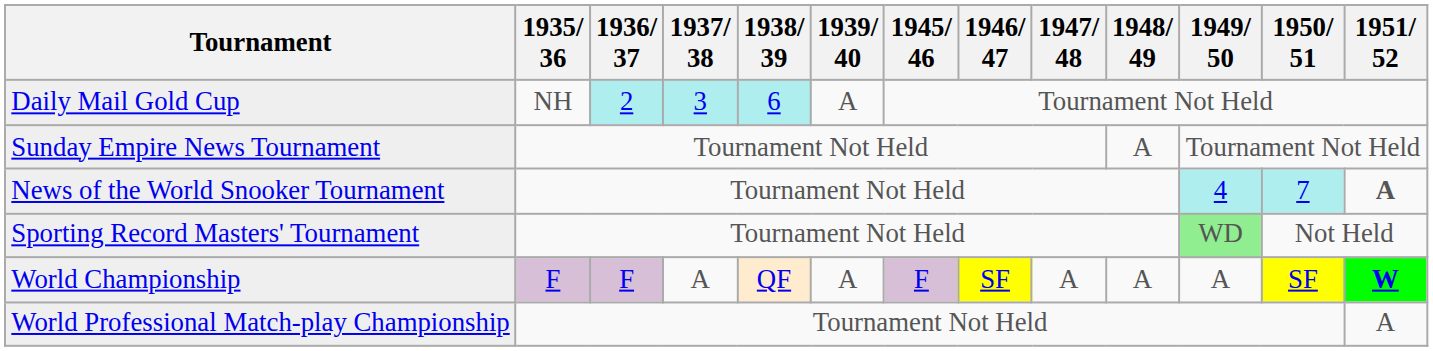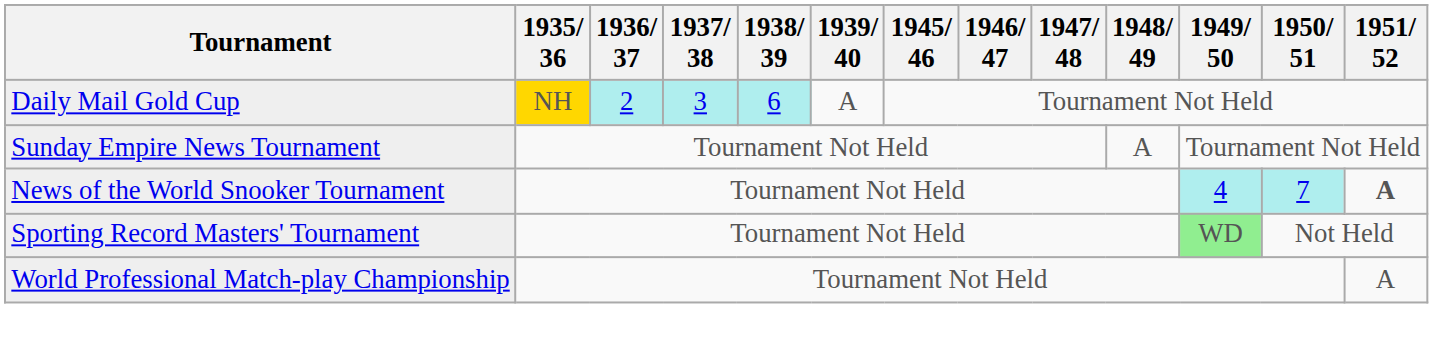(553, 101) no background -> (553, 101) gold background
- row: (126, 278)
